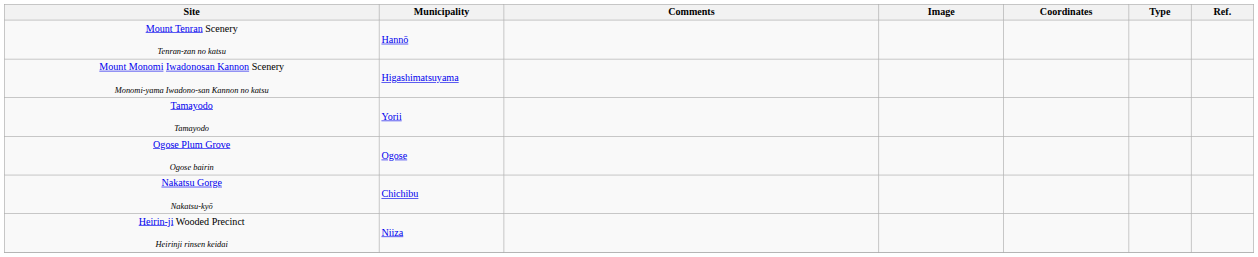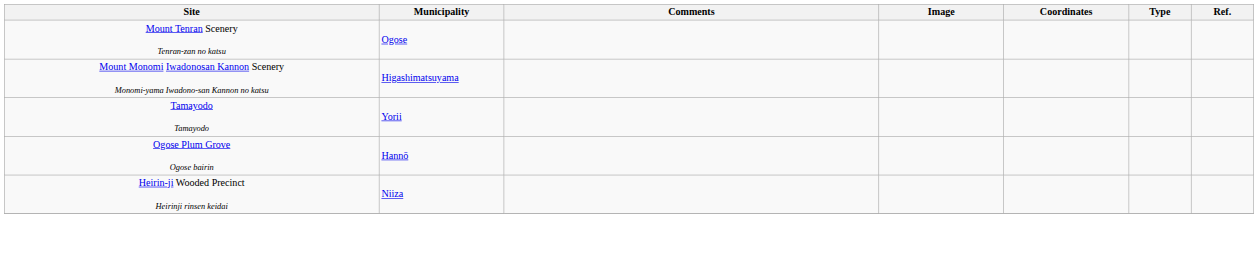(395, 39) Hannō -> (394, 39) Ogose
(394, 155) Ogose -> (395, 155) Hannō
- row: (192, 194)
